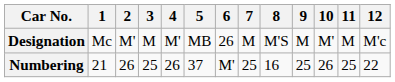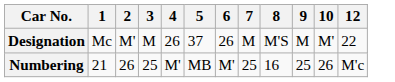- column: (349, 16)
(173, 40) M' -> (172, 40) 26
(200, 40) MB -> (195, 40) 37
(375, 40) M'c -> (349, 40) 22
(172, 64) 26 -> (173, 64) M'
(195, 64) 37 -> (200, 64) MB
(371, 64) 22 -> (353, 64) M'c
